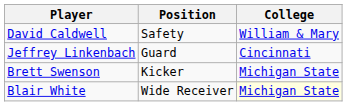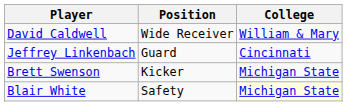(162, 33) Safety -> (187, 33) Wide Receiver
(187, 91) Wide Receiver -> (162, 91) Safety
